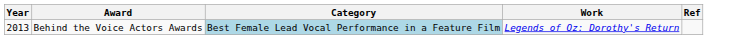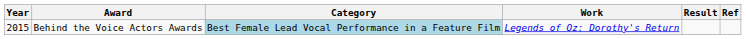+ column: (701, 12)
(18, 27) 2013 -> (18, 27) 2015
